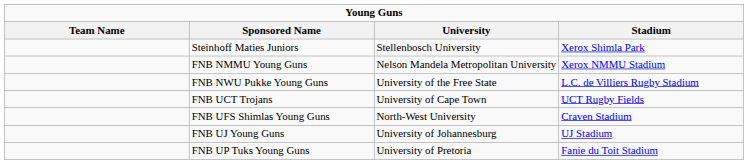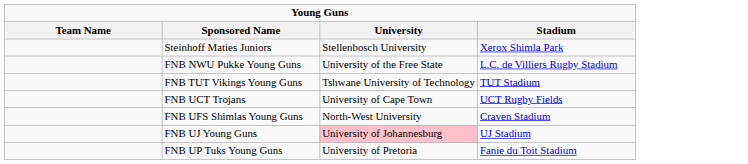- row: (249, 64)
+ row: (233, 82)
(436, 133) no background -> (382, 133) pink background
